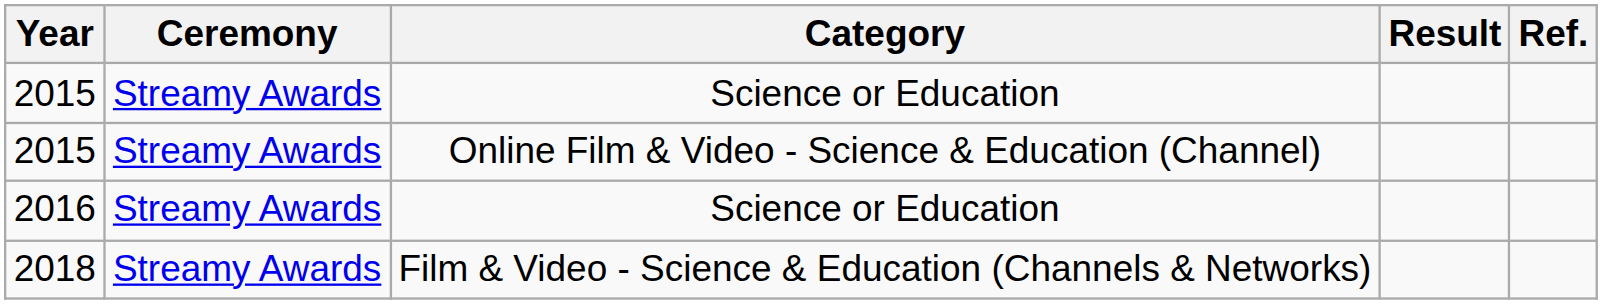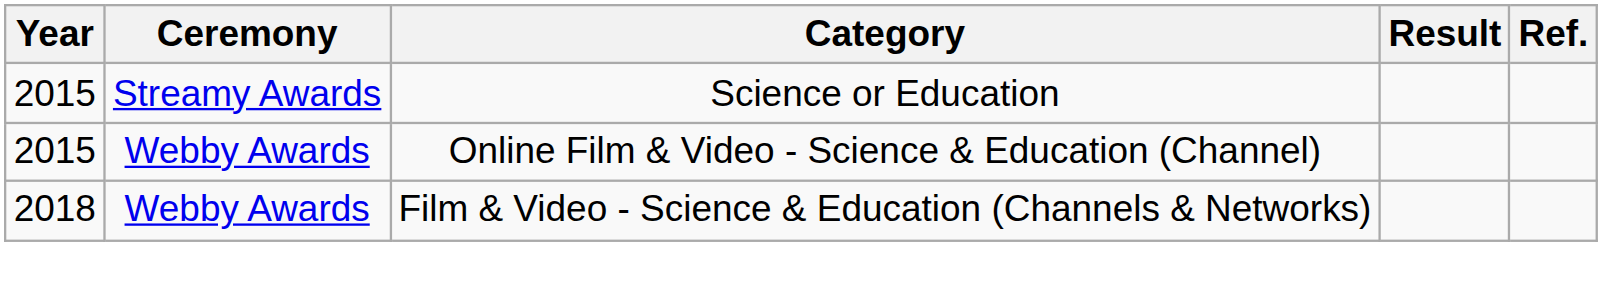(247, 151) Streamy Awards -> (247, 151) Webby Awards
- row: (55, 209)
(247, 268) Streamy Awards -> (247, 209) Webby Awards
